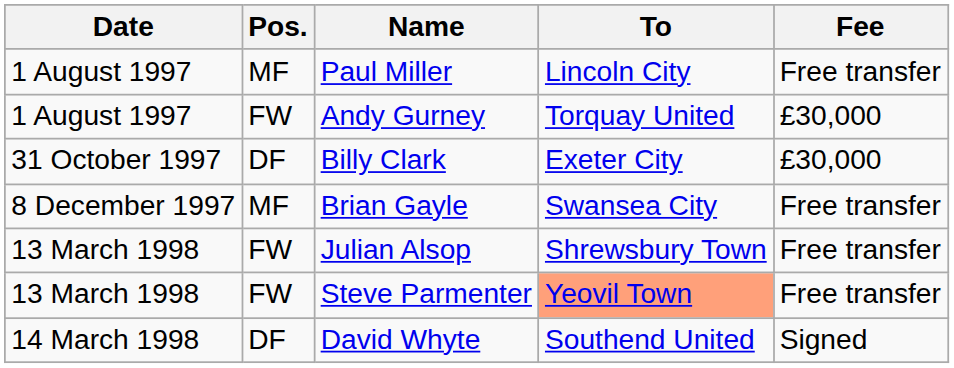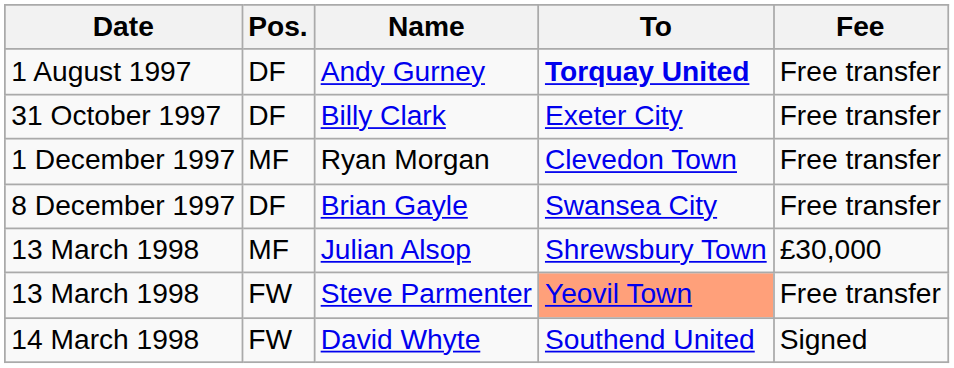- row: (386, 71)
(270, 116) FW -> (267, 71) DF
(640, 116) normal -> (647, 71) bold
(831, 116) £30,000 -> (860, 71) Free transfer
(831, 160) £30,000 -> (860, 116) Free transfer
+ row: (405, 160)
(269, 205) MF -> (267, 205) DF
(270, 250) FW -> (269, 250) MF
(860, 250) Free transfer -> (831, 250) £30,000
(267, 339) DF -> (270, 339) FW
